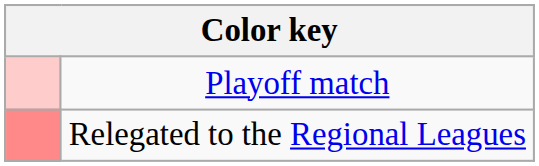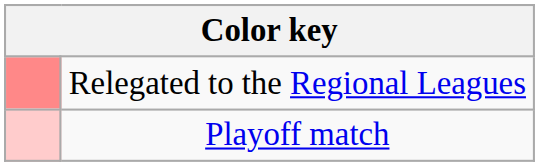rows swapped: (297, 82) <-> (297, 134)
